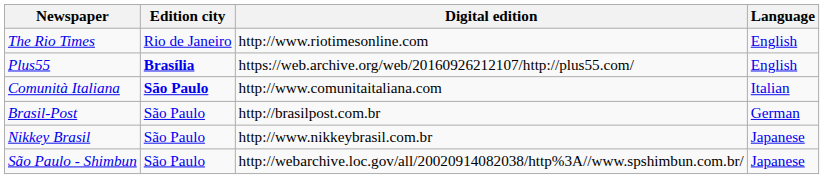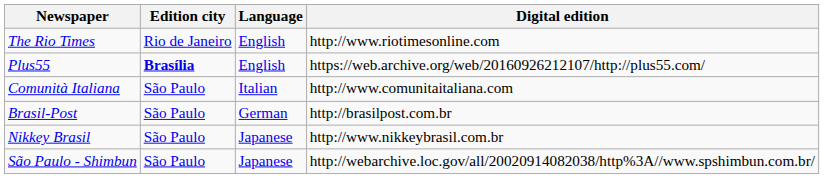columns swapped: (783, 16) <-> (491, 16)
(176, 88) bold -> (174, 88) normal
